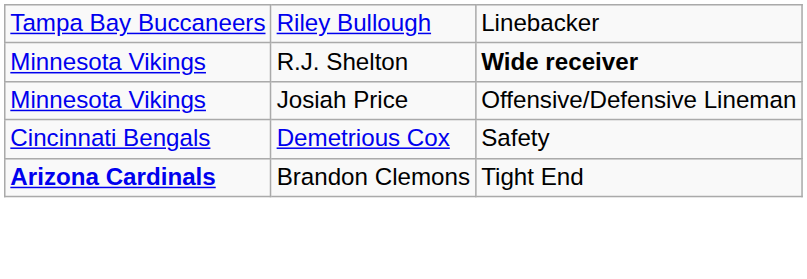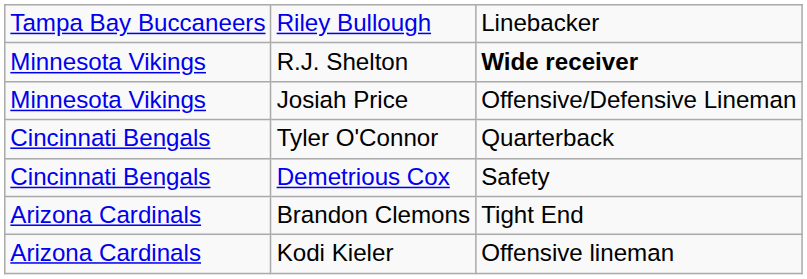+ row: (357, 138)
(113, 176) bold -> (106, 215) normal
+ row: (335, 253)
